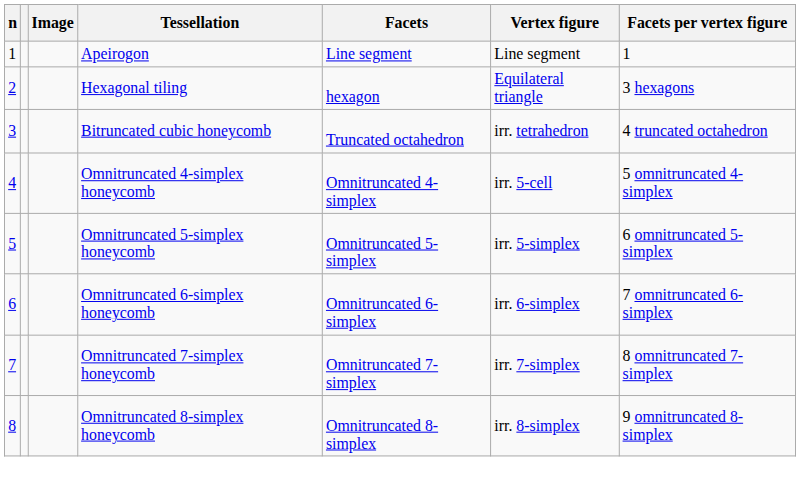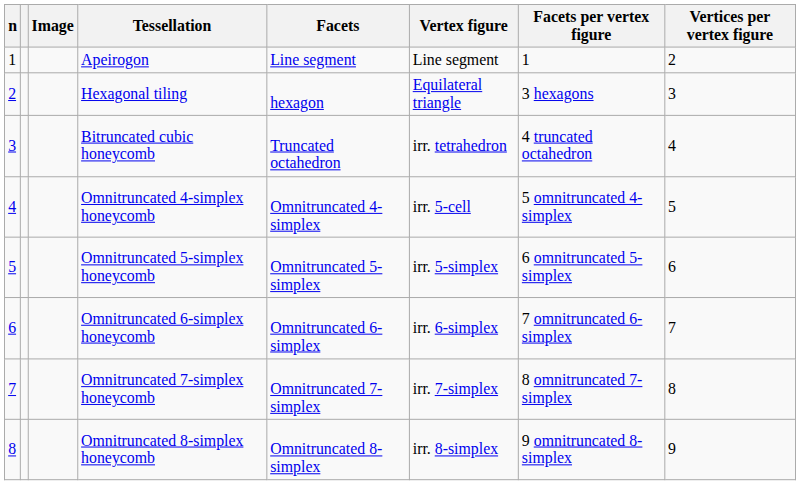+ column: (730, 25)
